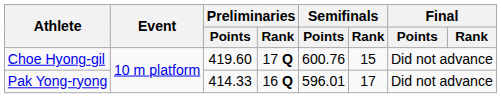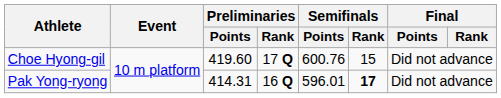(230, 82) 414.33 -> (230, 82) 414.31
(368, 82) normal -> (368, 82) bold
